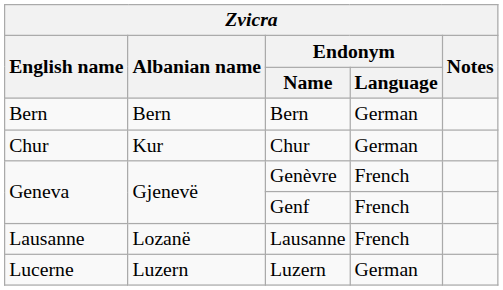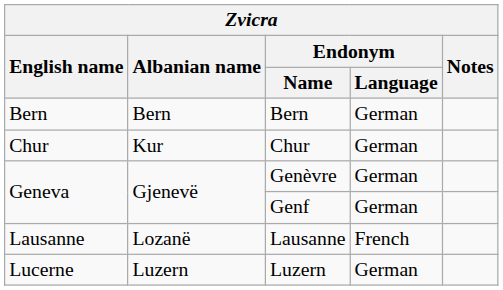(382, 176) French -> (386, 176) German
(382, 207) French -> (386, 207) German
